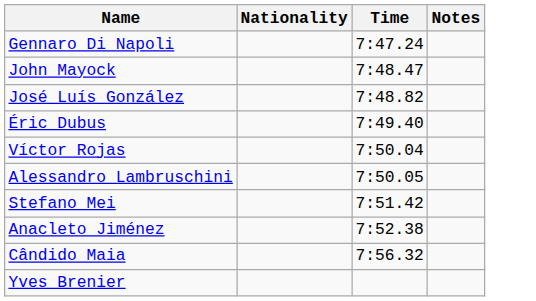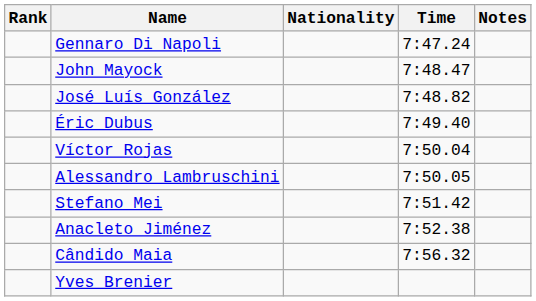+ column: (28, 18)
